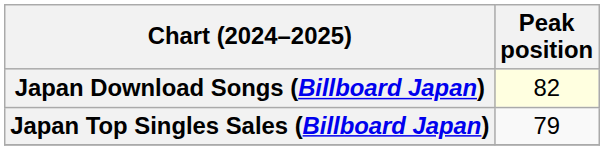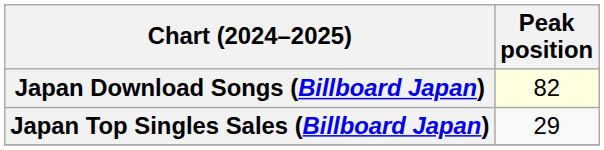(547, 125) 79 -> (547, 125) 29
